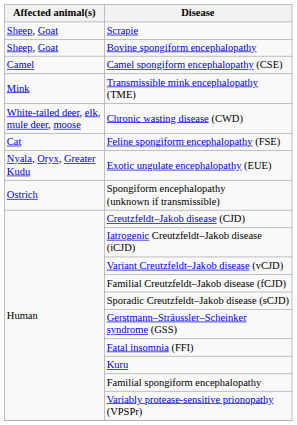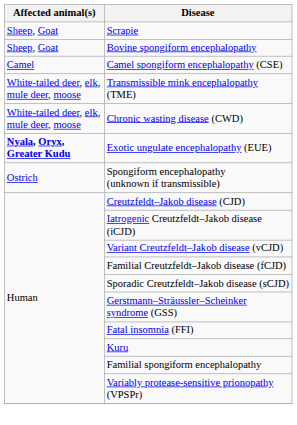(18, 89) Mink -> (54, 89) White-tailed deer, elk, mule deer, moose
- row: (193, 142)
(51, 165) normal -> (39, 148) bold
